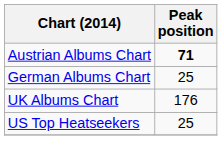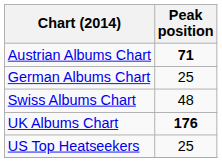+ row: (72, 100)
(186, 100) normal -> (186, 123) bold
